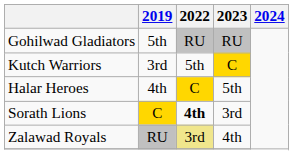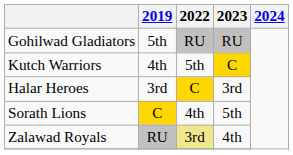(157, 64) 3rd -> (157, 64) 4th
(157, 88) 4th -> (157, 88) 3rd
(232, 88) 5th -> (232, 88) 3rd
(195, 112) bold -> (195, 112) normal
(232, 112) 3rd -> (232, 112) 5th
